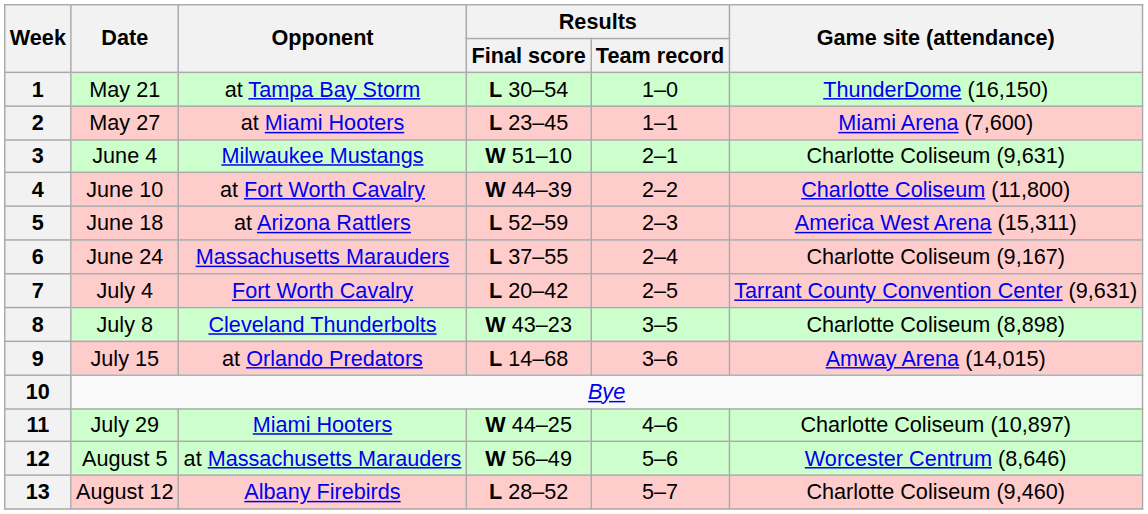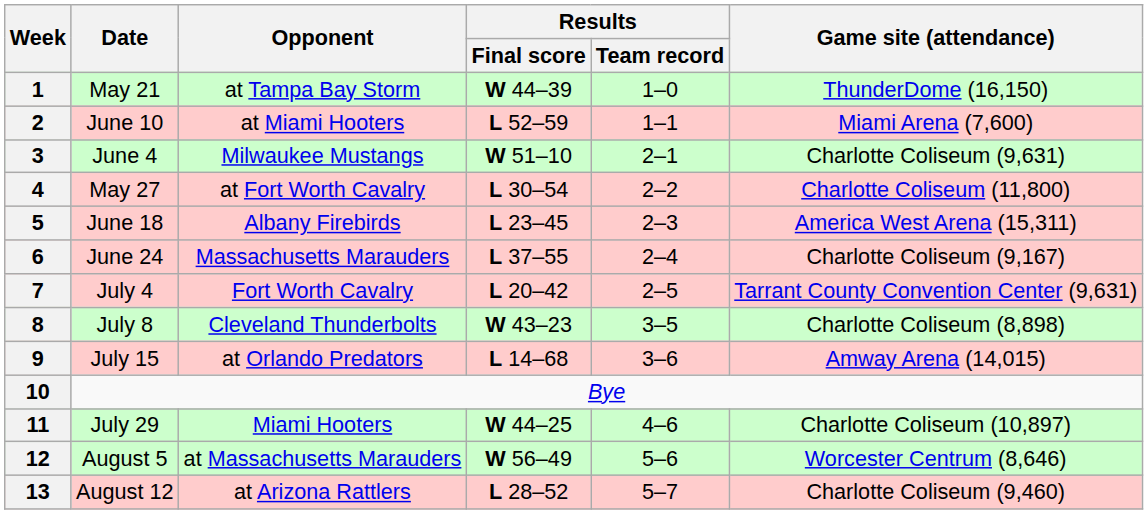(529, 89) L 30–54 -> (529, 89) W 44–39
(125, 122) May 27 -> (125, 122) June 10
(529, 122) L 23–45 -> (529, 122) L 52–59
(125, 189) June 10 -> (125, 189) May 27
(529, 189) W 44–39 -> (529, 189) L 30–54
(322, 223) at Arizona Rattlers -> (322, 223) Albany Firebirds
(529, 223) L 52–59 -> (529, 223) L 23–45
(322, 492) Albany Firebirds -> (322, 492) at Arizona Rattlers
